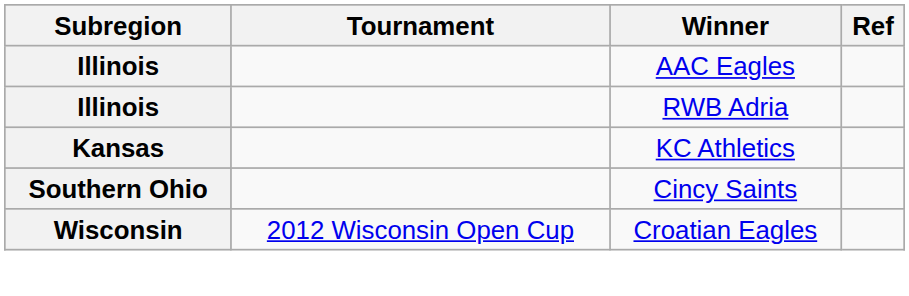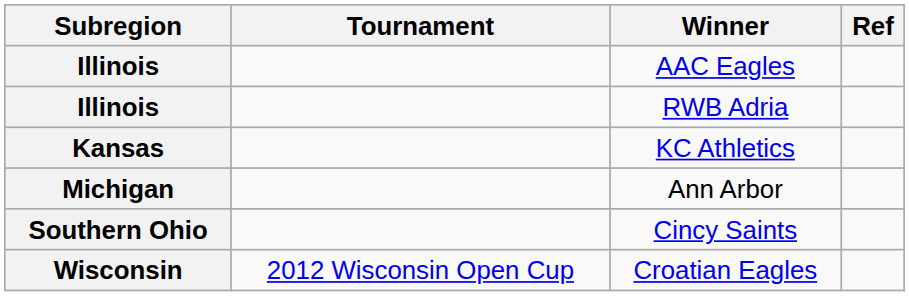+ row: (725, 189)
